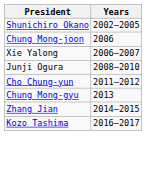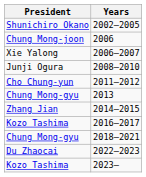+ row: (116, 137)
+ row: (116, 151)
+ row: (106, 165)
